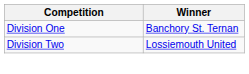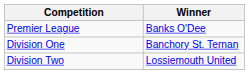+ row: (43, 28)
